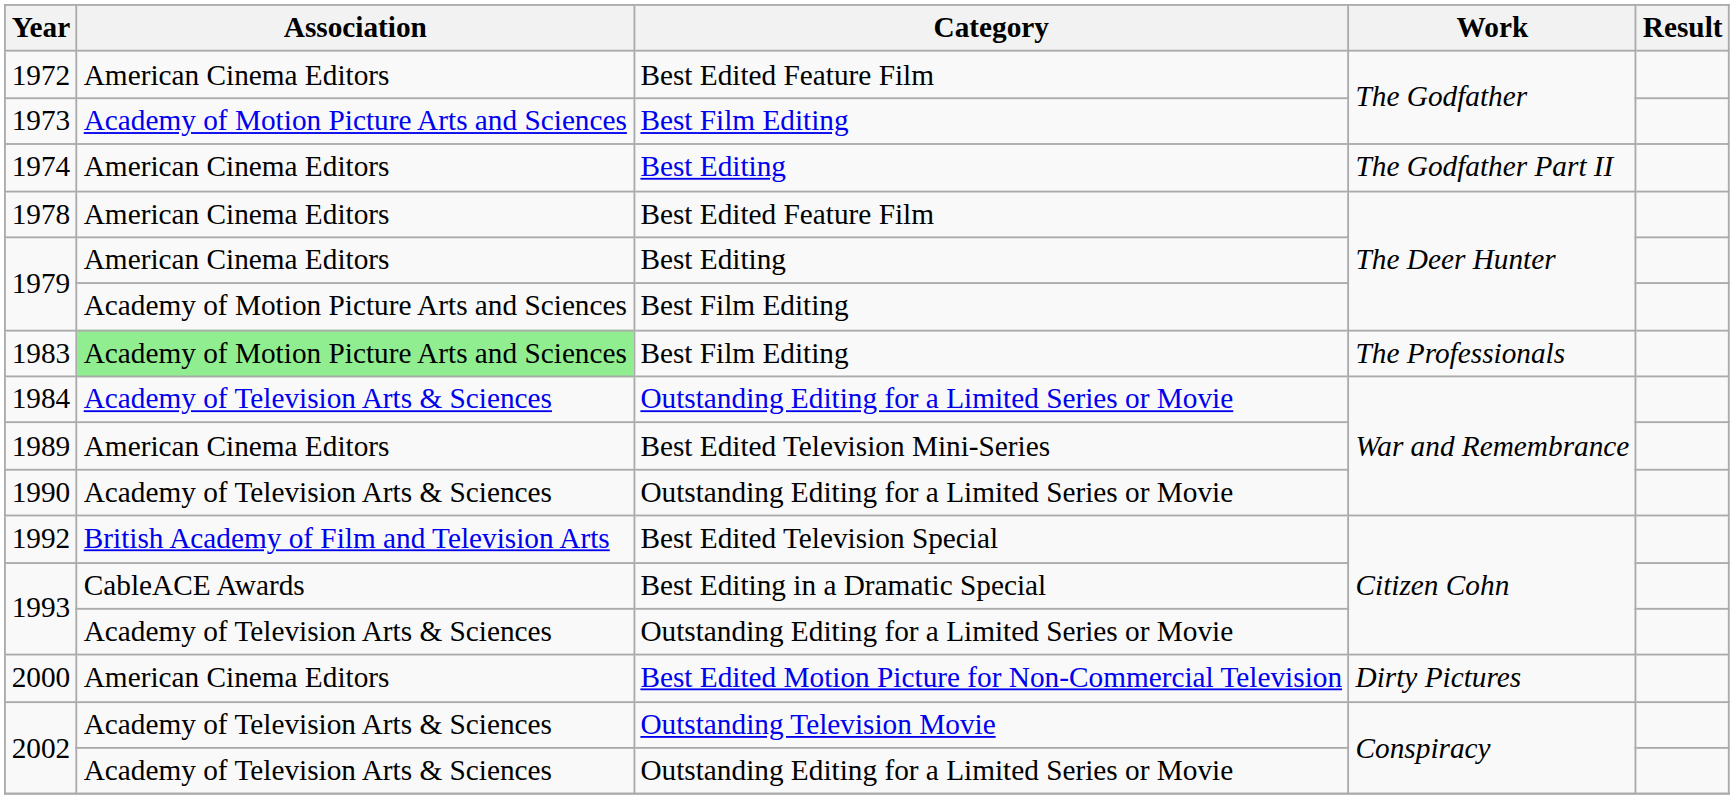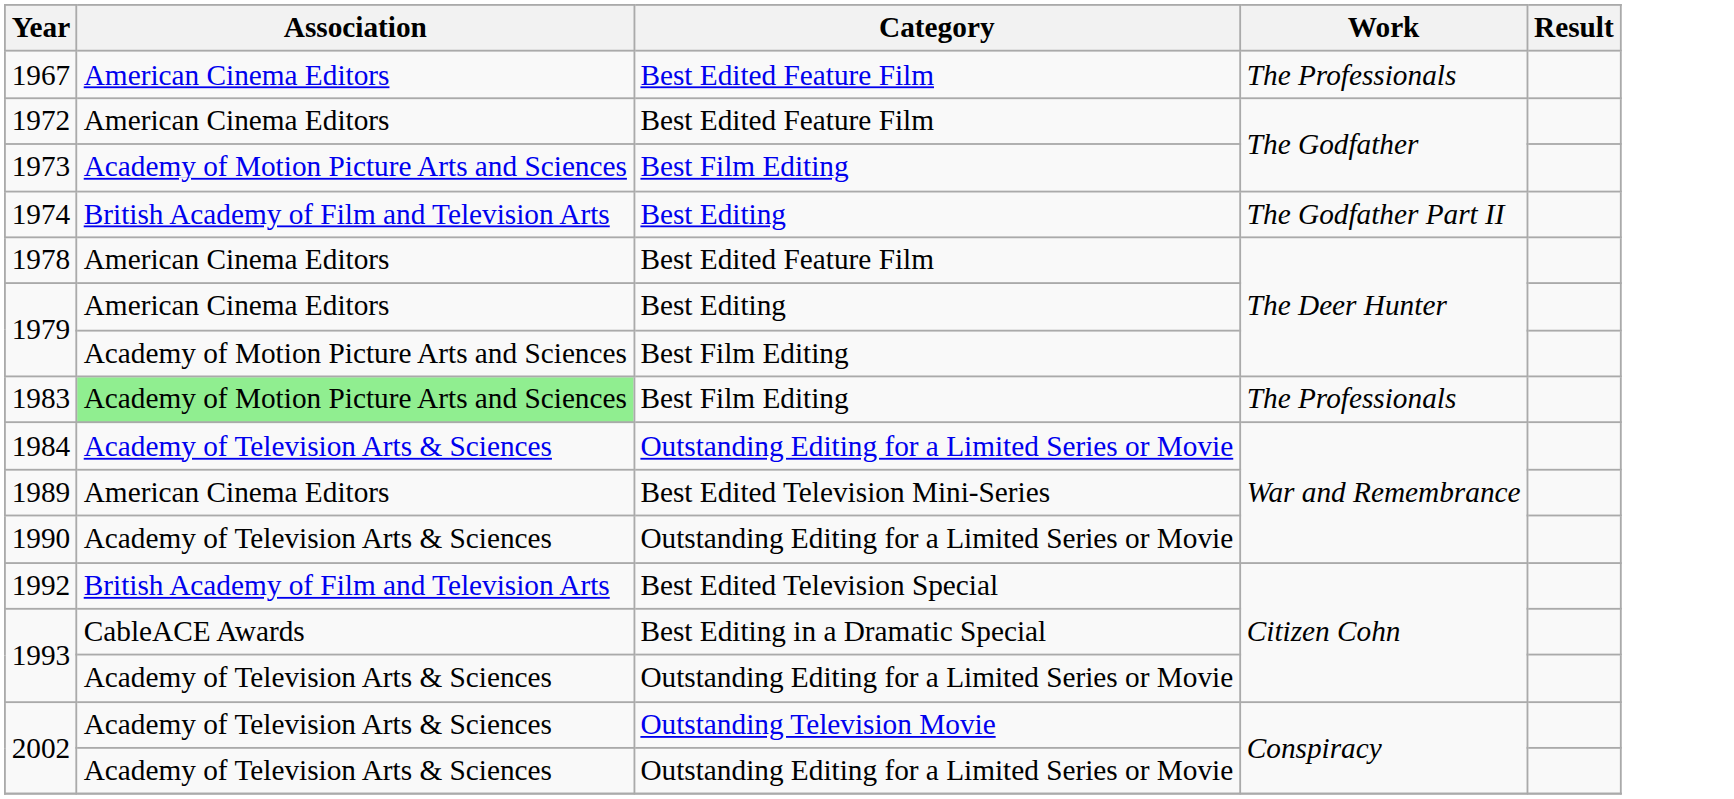+ row: (41, 74)
(237, 167) American Cinema Editors -> (347, 213) British Academy of Film and Television Arts
- row: (41, 677)
